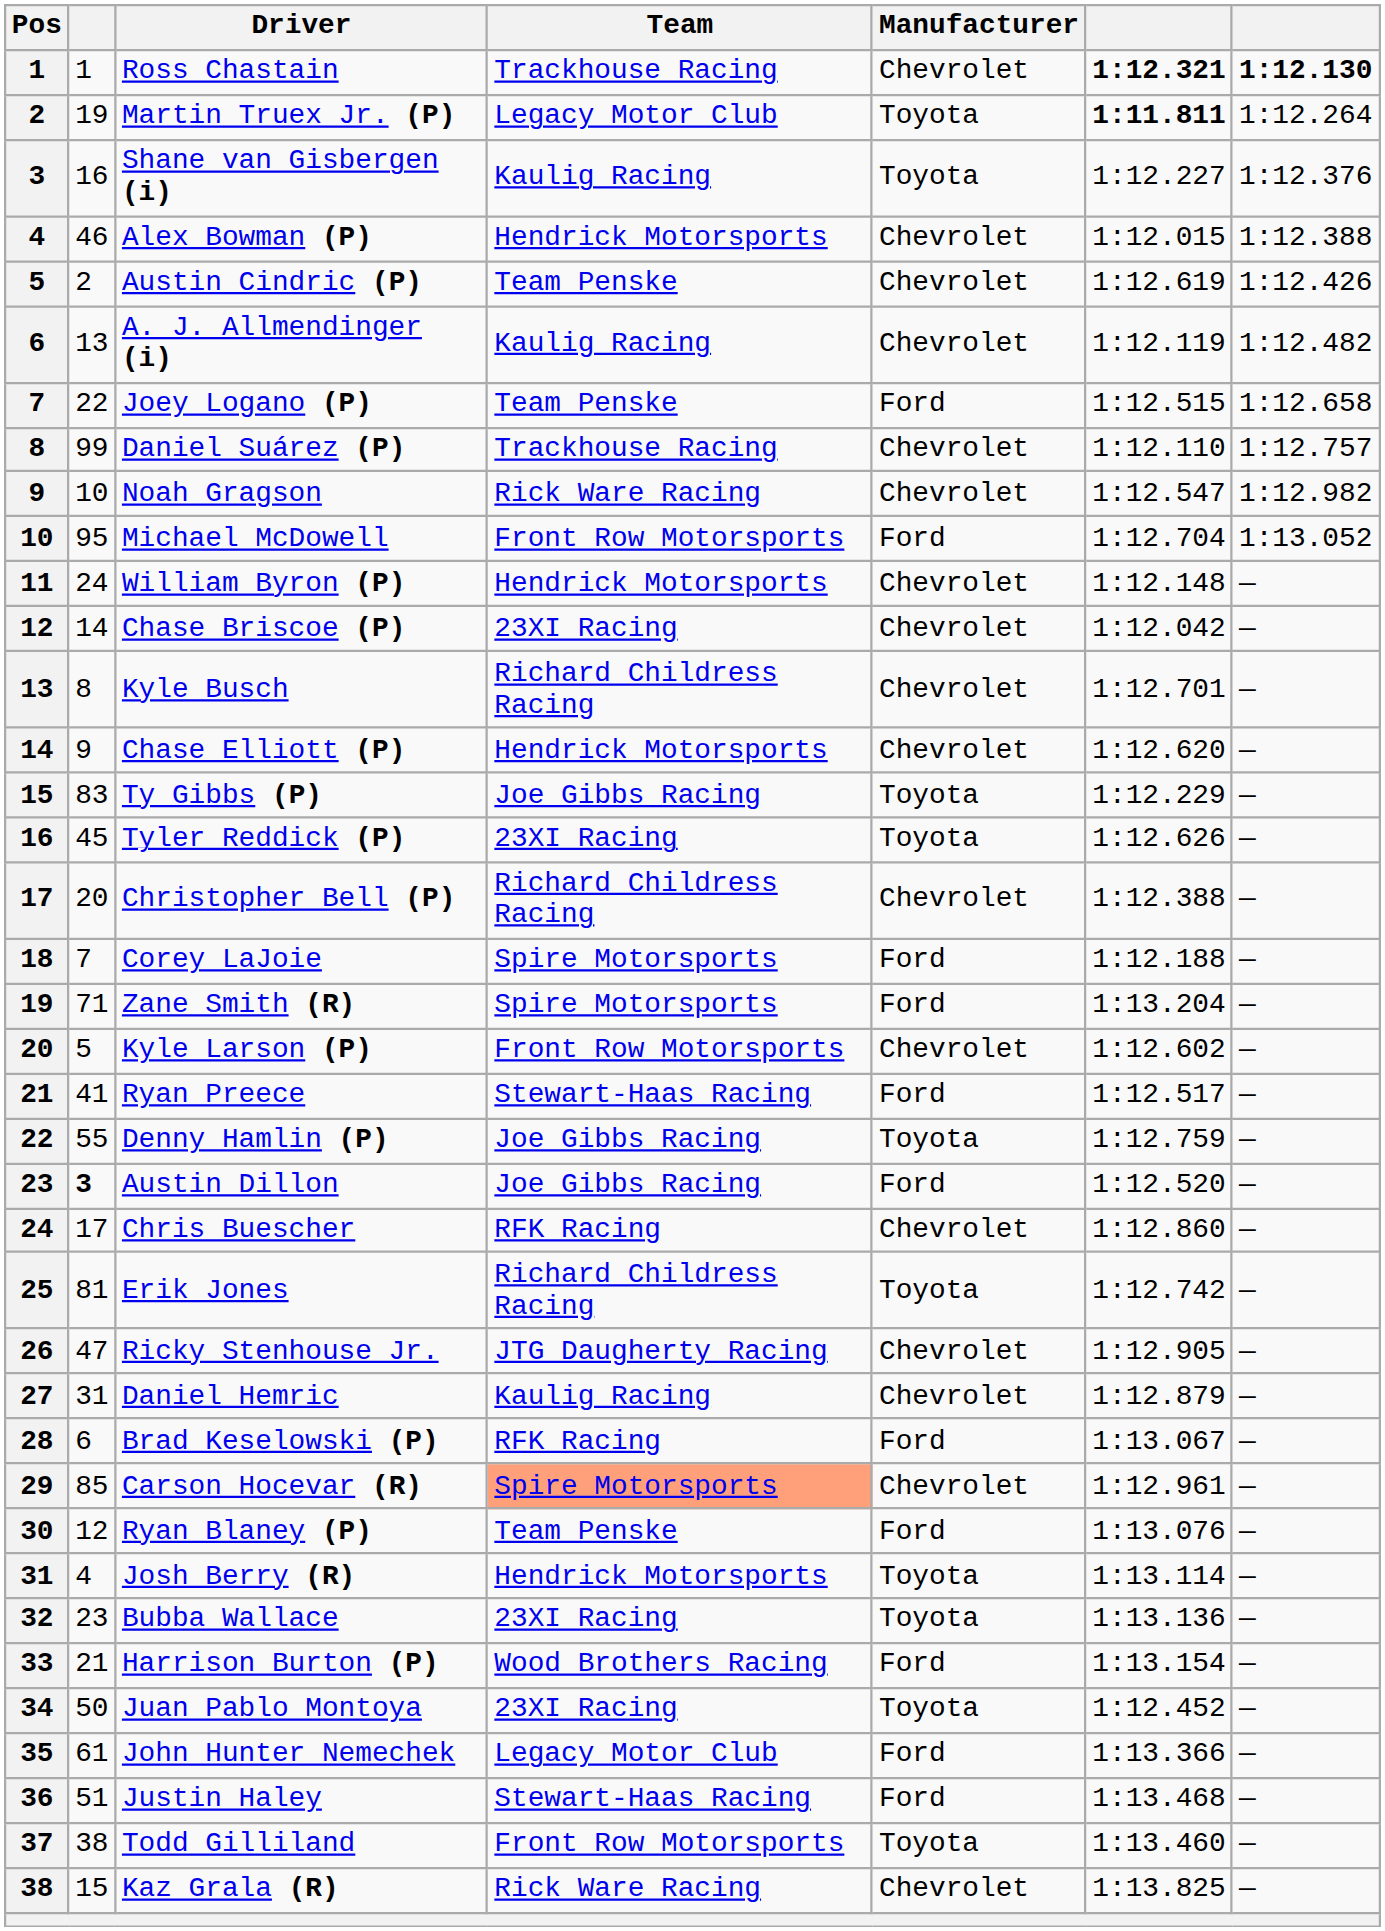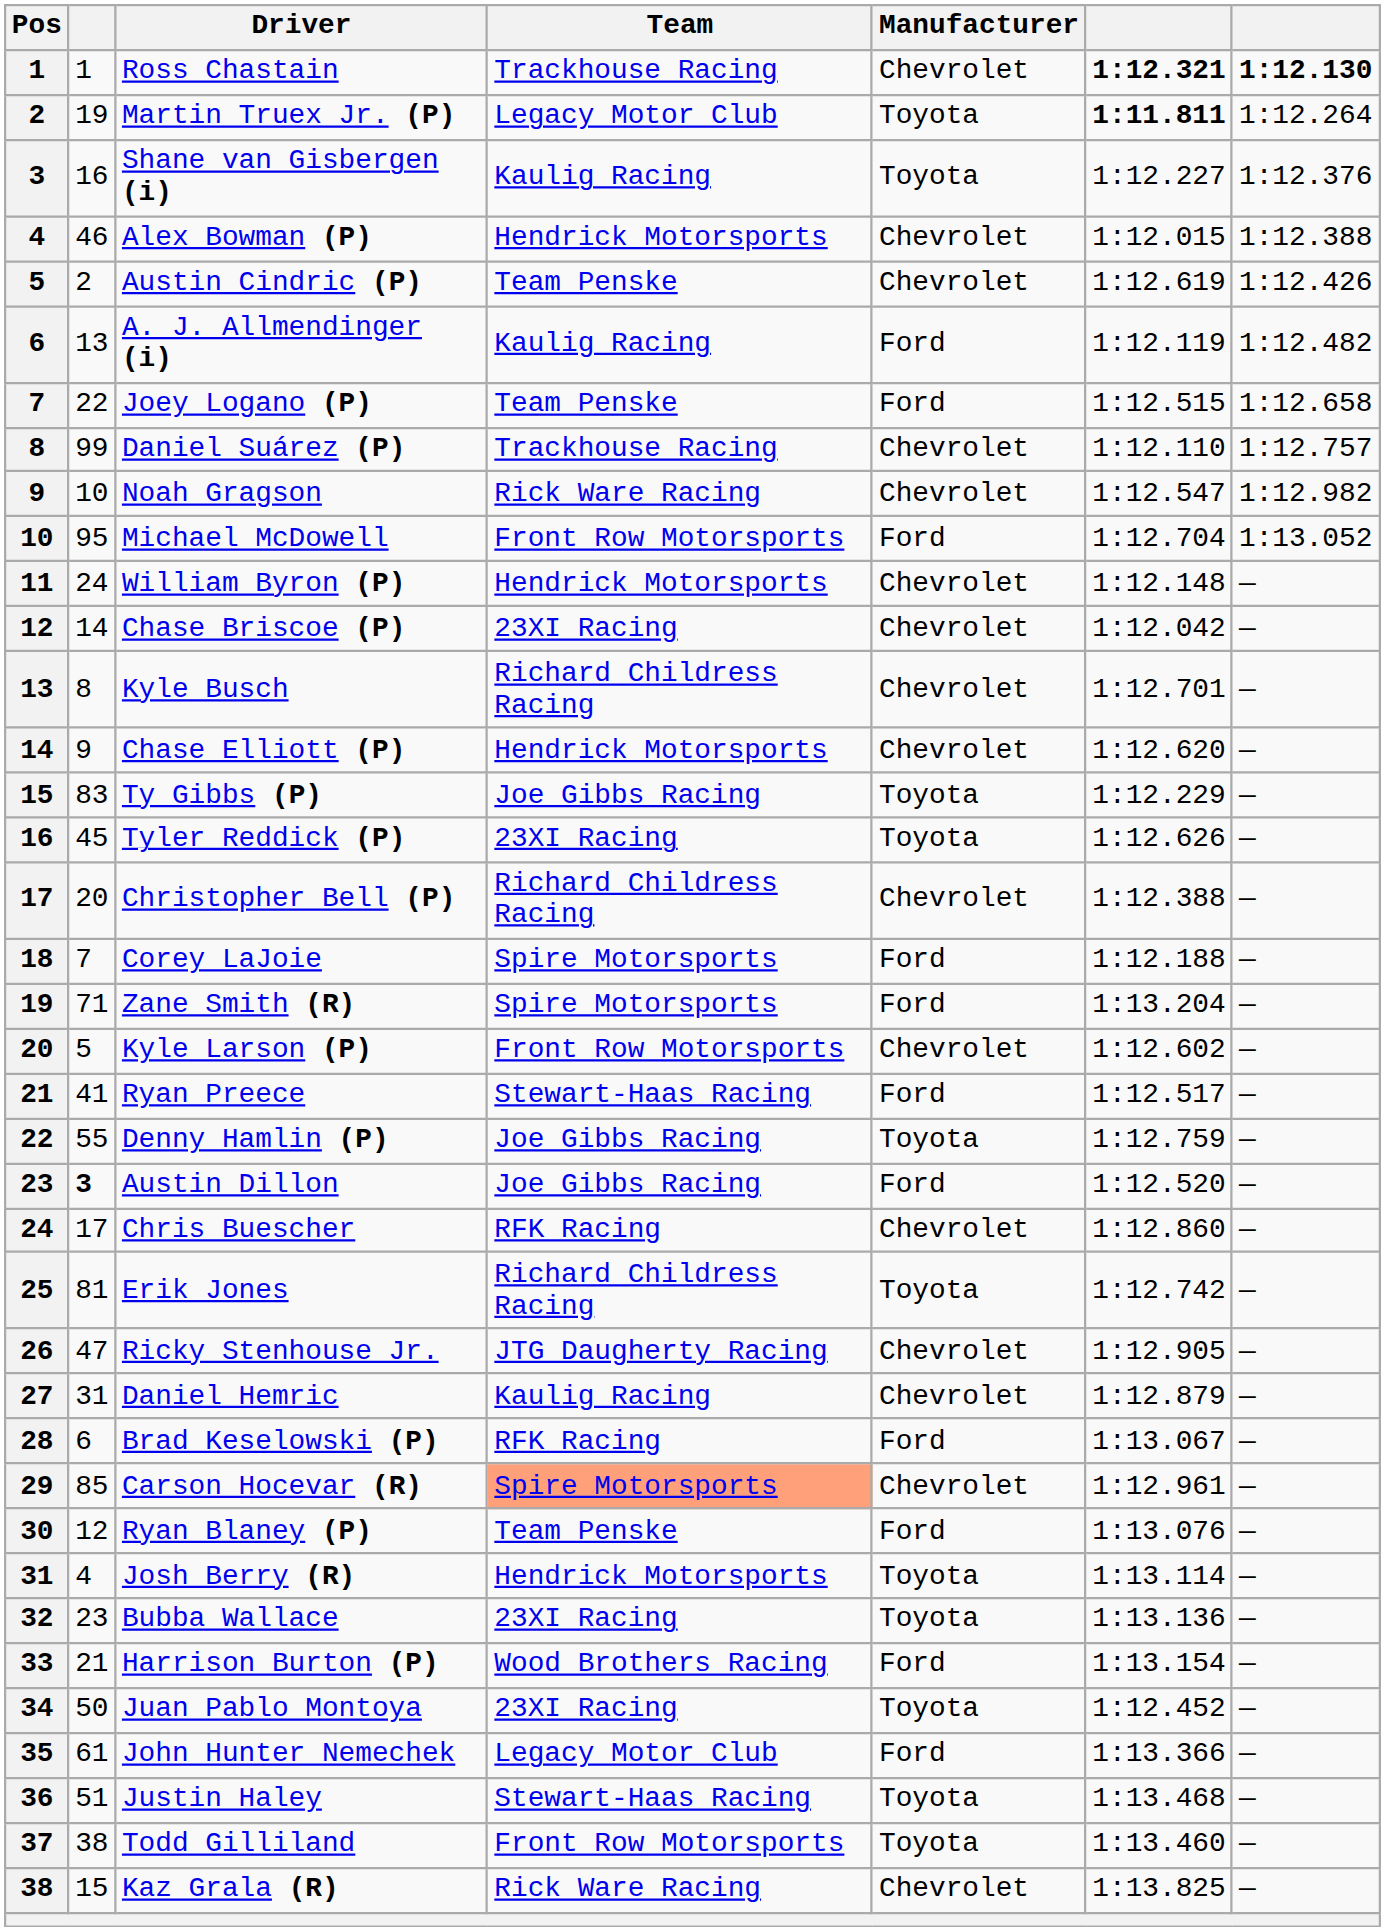(954, 344) Chevrolet -> (912, 344) Ford
(912, 1800) Ford -> (929, 1800) Toyota
